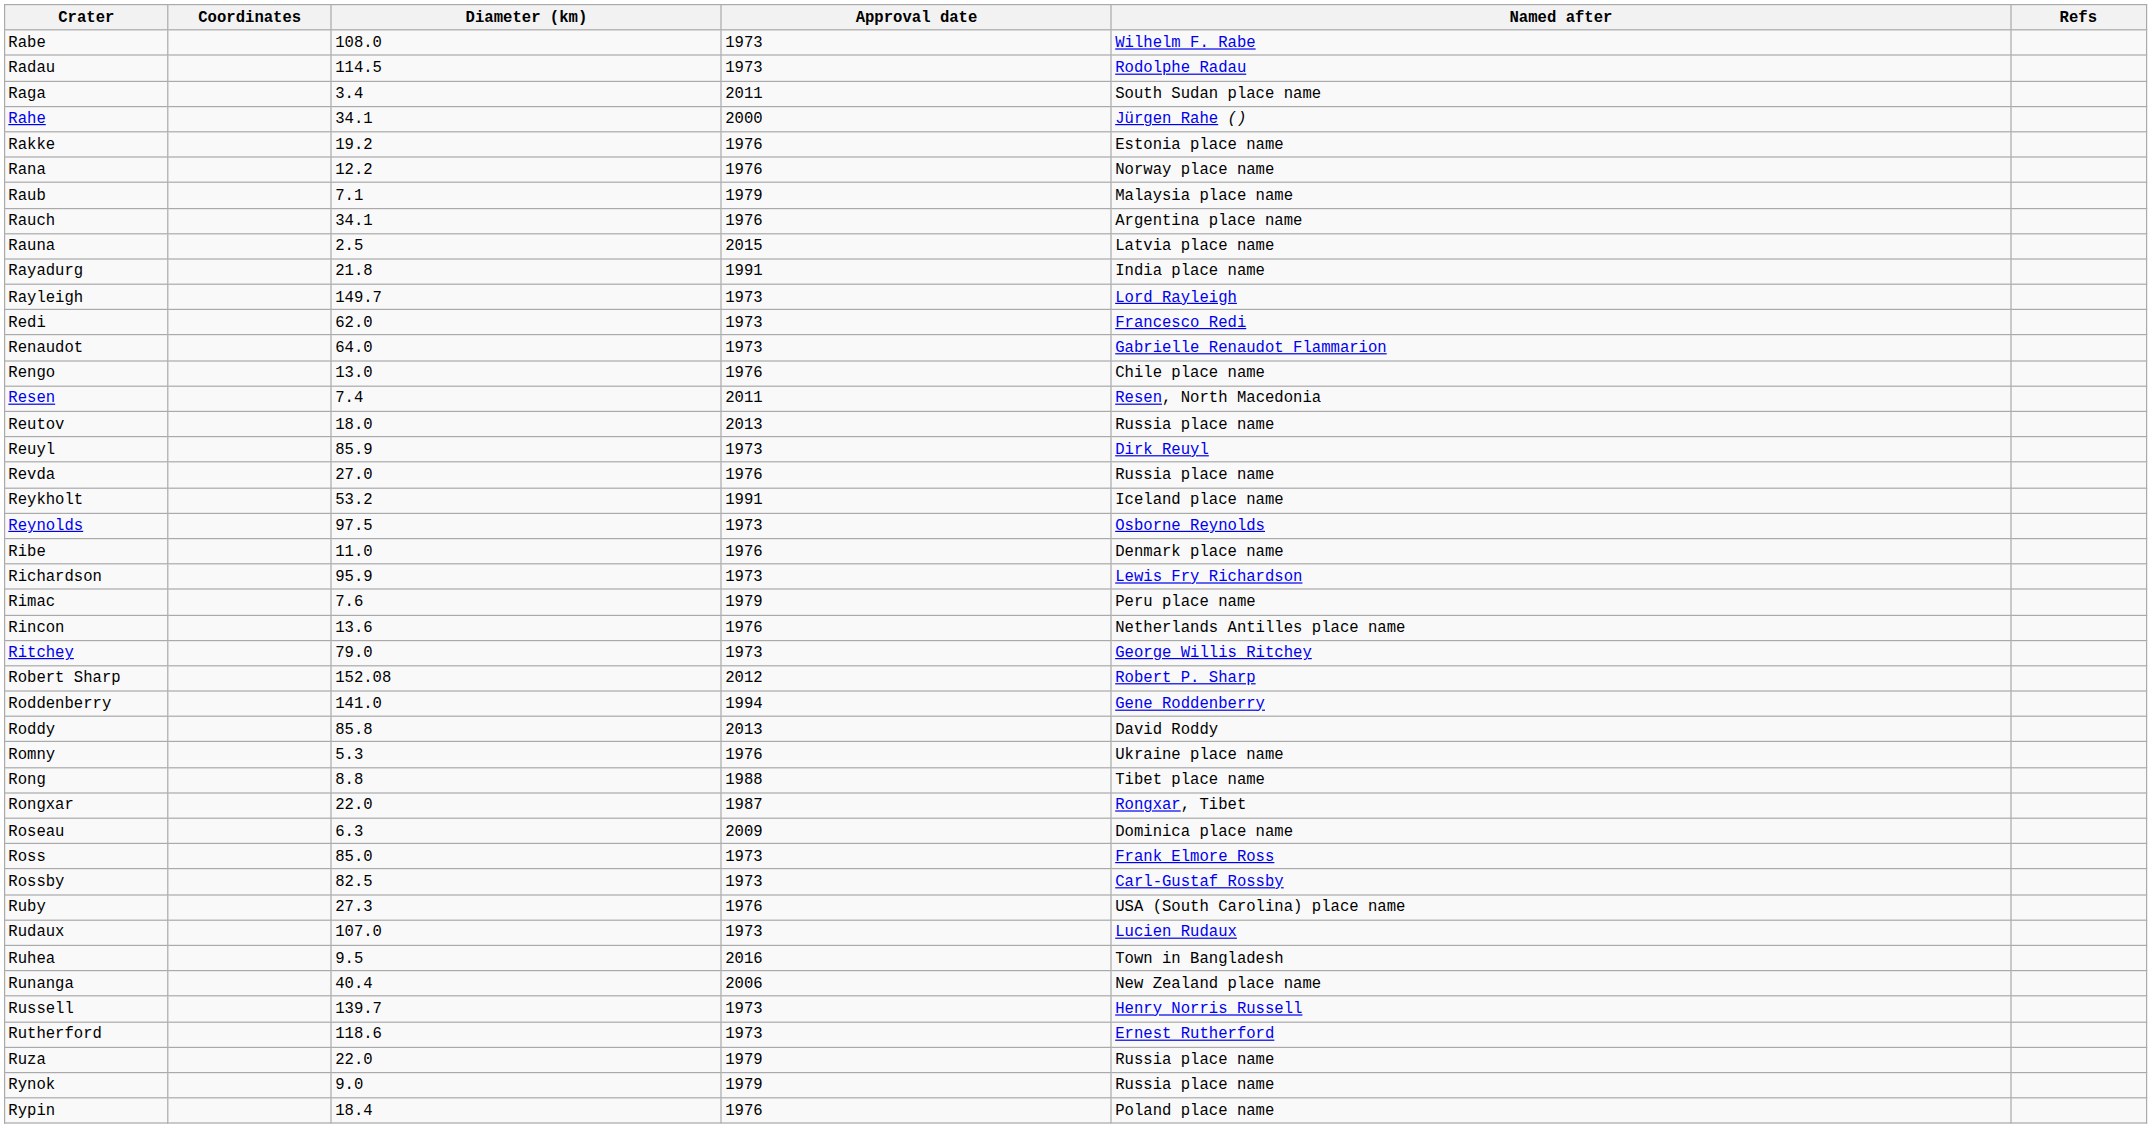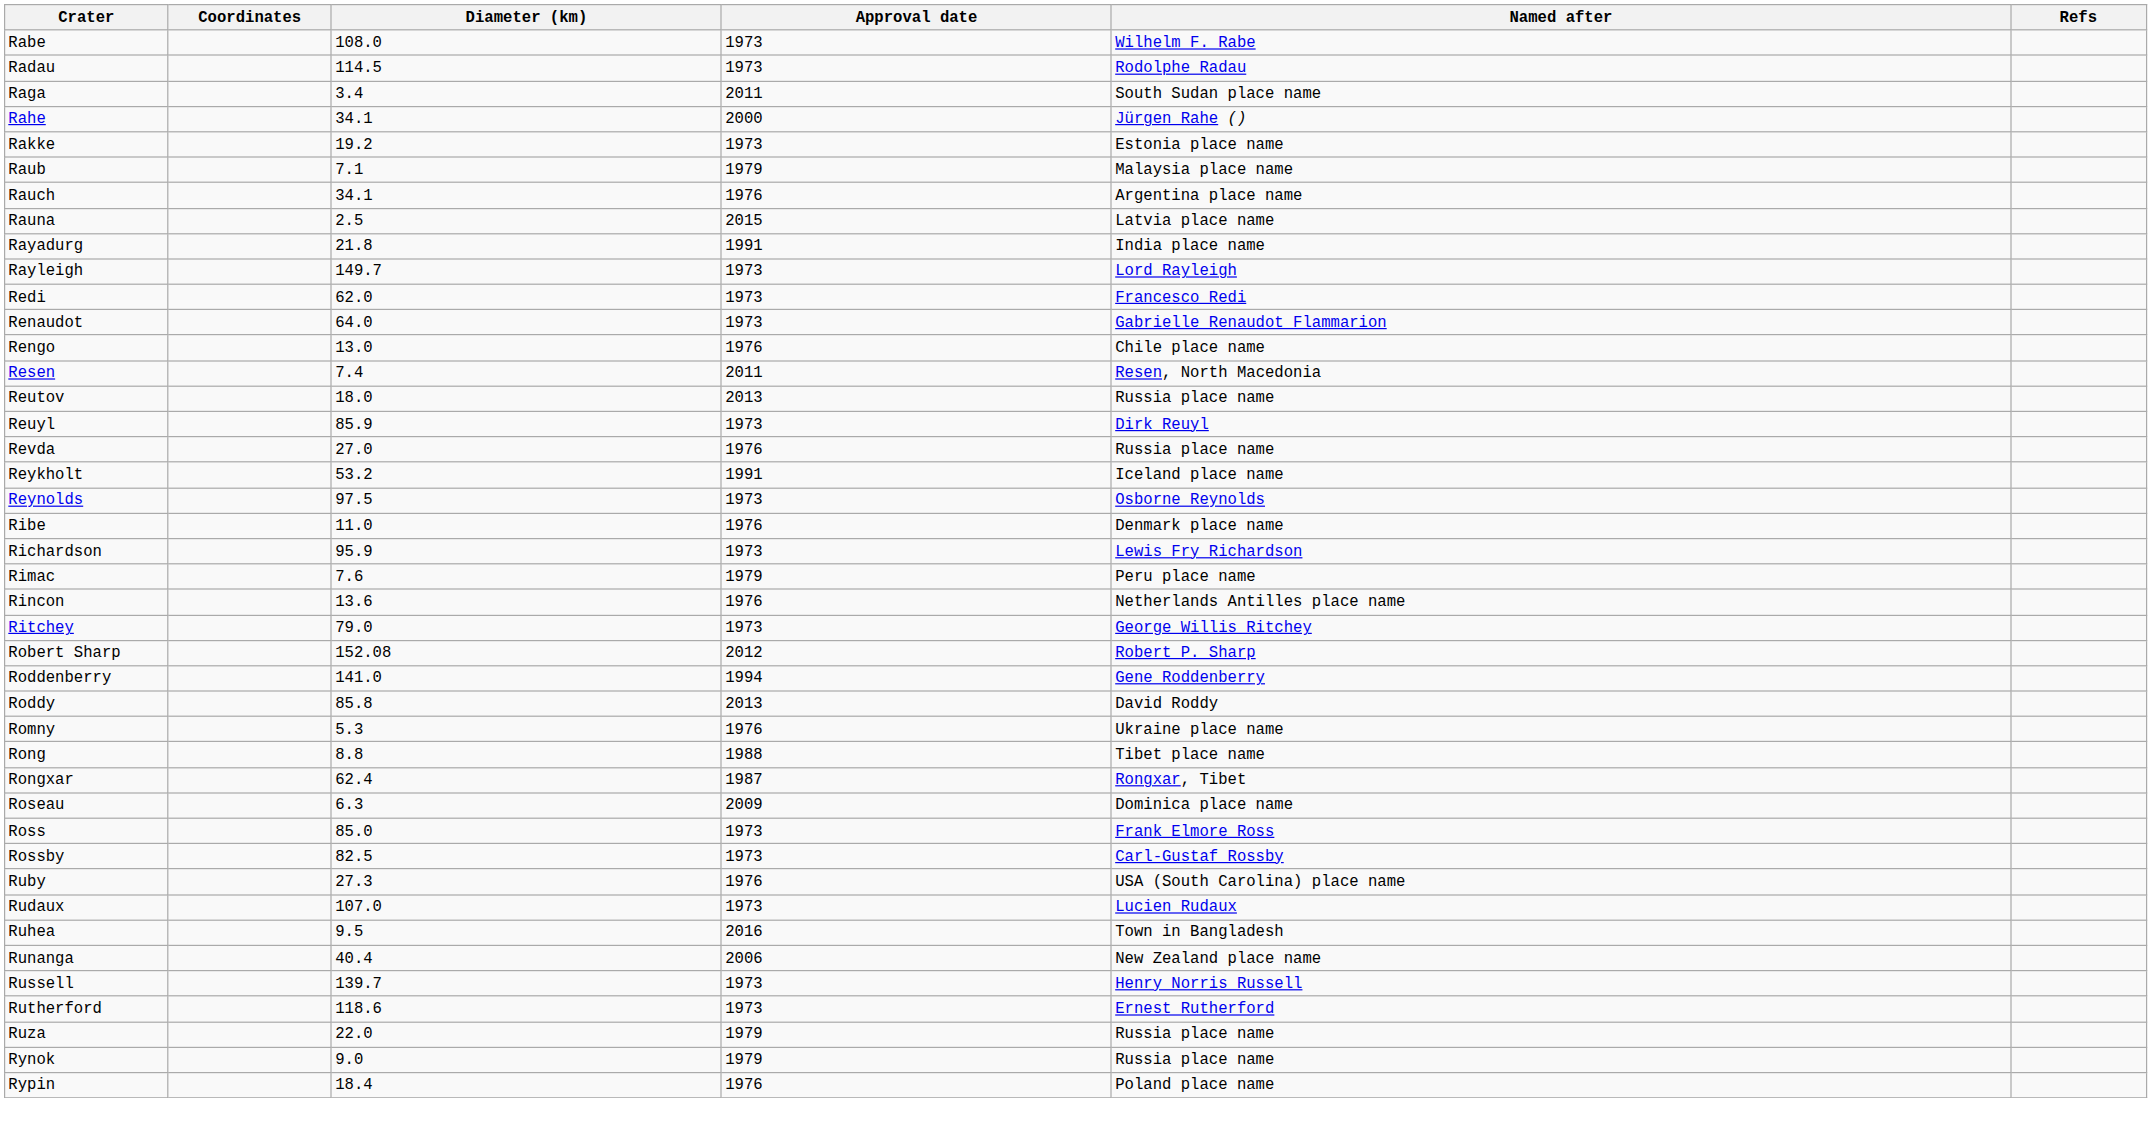(744, 144) 1976 -> (744, 144) 1973
- row: (27, 170)
(354, 805) 22.0 -> (354, 780) 62.4
